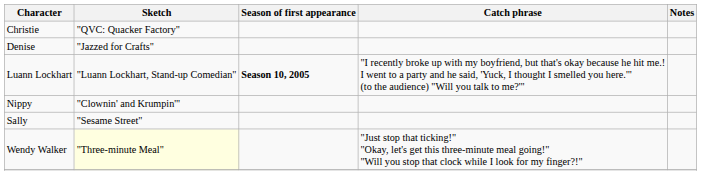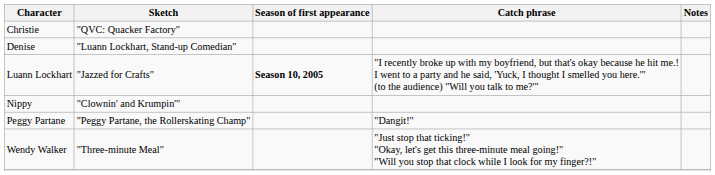(115, 46) "Jazzed for Crafts" -> (157, 46) "Luann Lockhart, Stand-up Comedian"
(157, 75) "Luann Lockhart, Stand-up Comedian" -> (115, 75) "Jazzed for Crafts"
- row: (17, 121)
+ row: (36, 121)
(120, 150) lightyellow background -> (120, 150) no background
